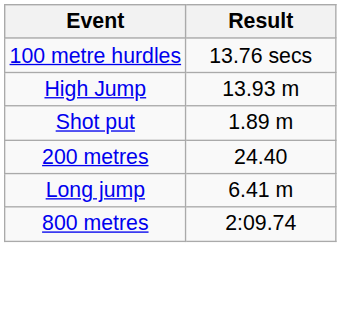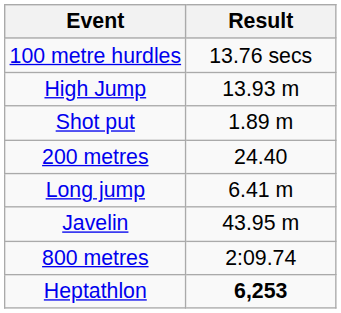+ row: (95, 223)
+ row: (95, 291)
